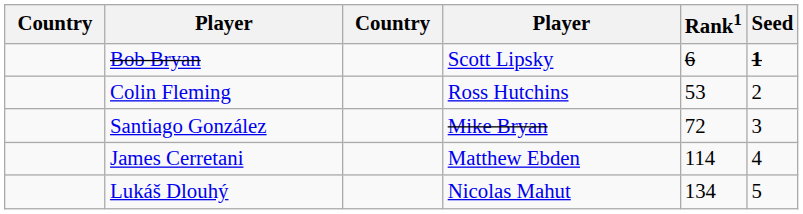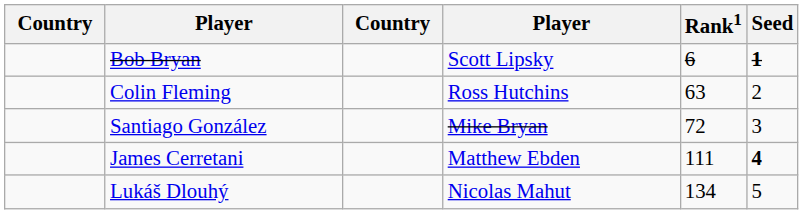(695, 92) 53 -> (695, 92) 63
(700, 158) 114 -> (700, 158) 111
(757, 158) normal -> (757, 158) bold
